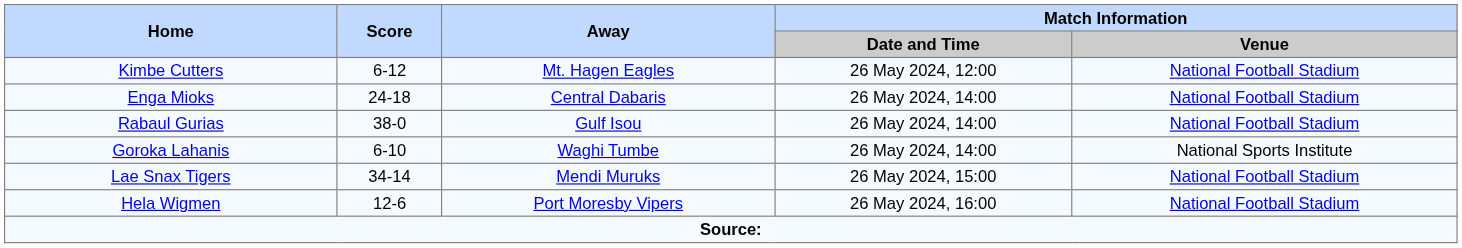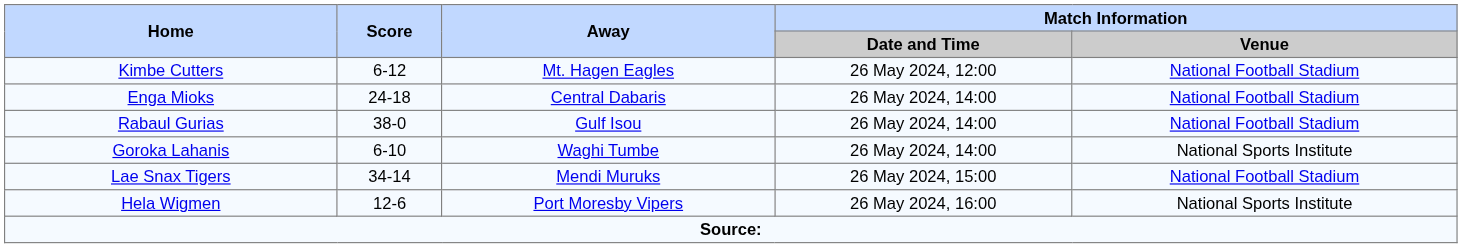(1264, 203) National Football Stadium -> (1264, 203) National Sports Institute
